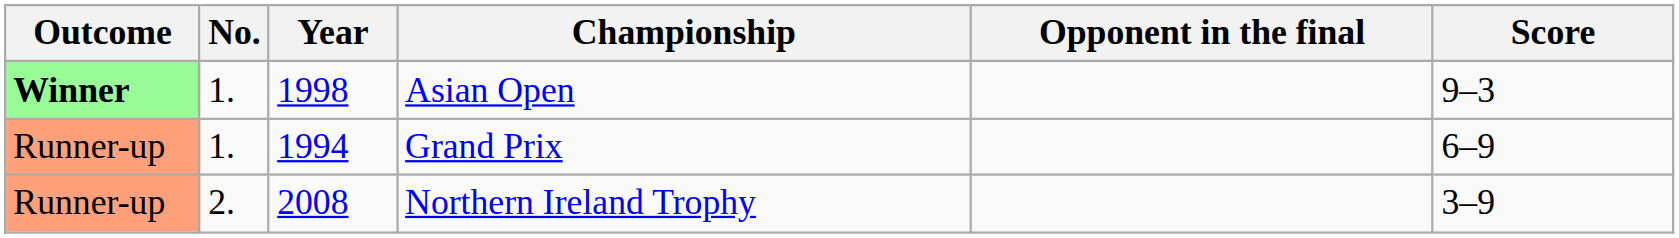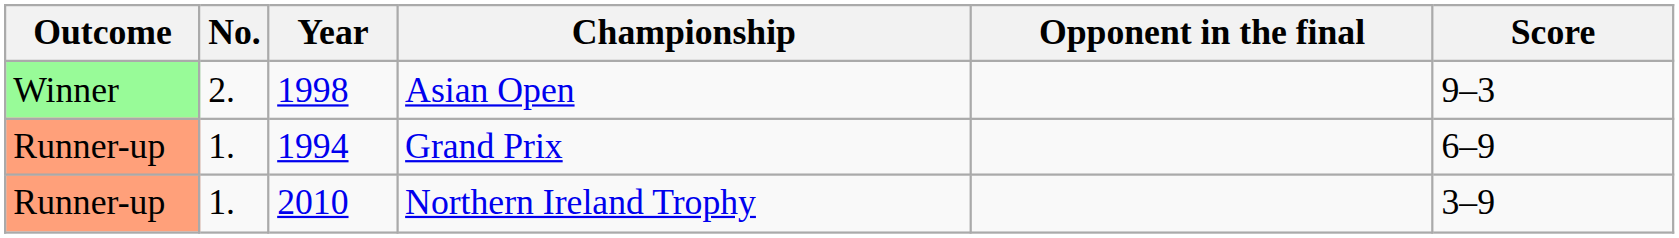(71, 89) bold -> (66, 89) normal
(222, 89) 1. -> (222, 89) 2.
(222, 202) 2. -> (222, 202) 1.
(313, 202) 2008 -> (313, 202) 2010
